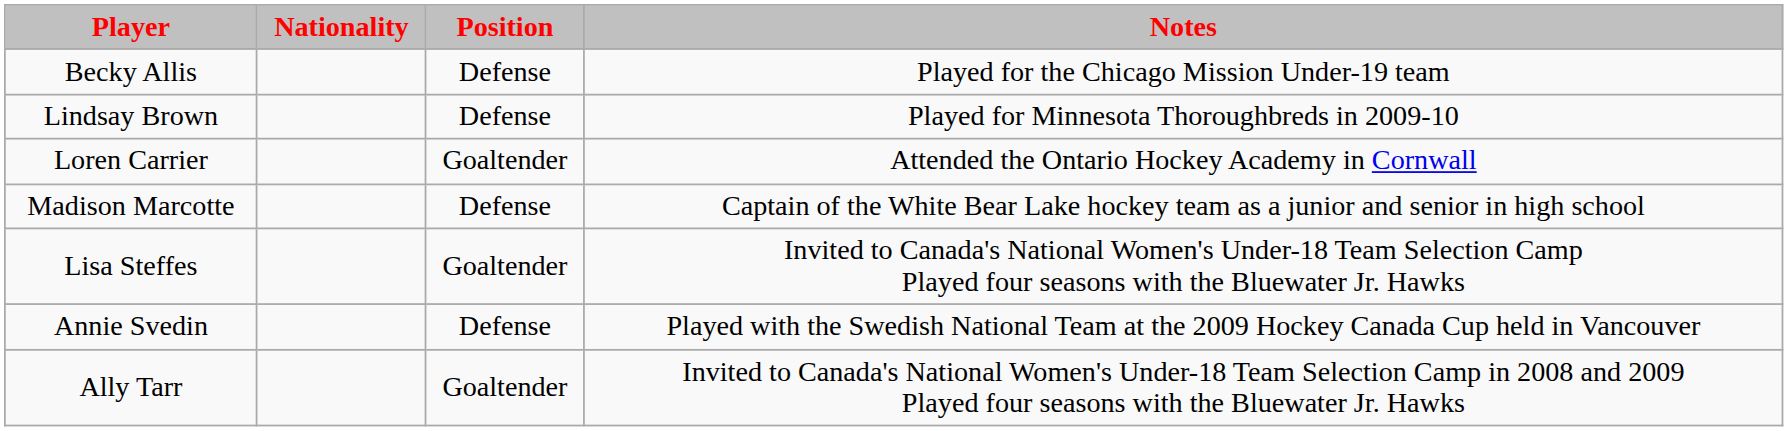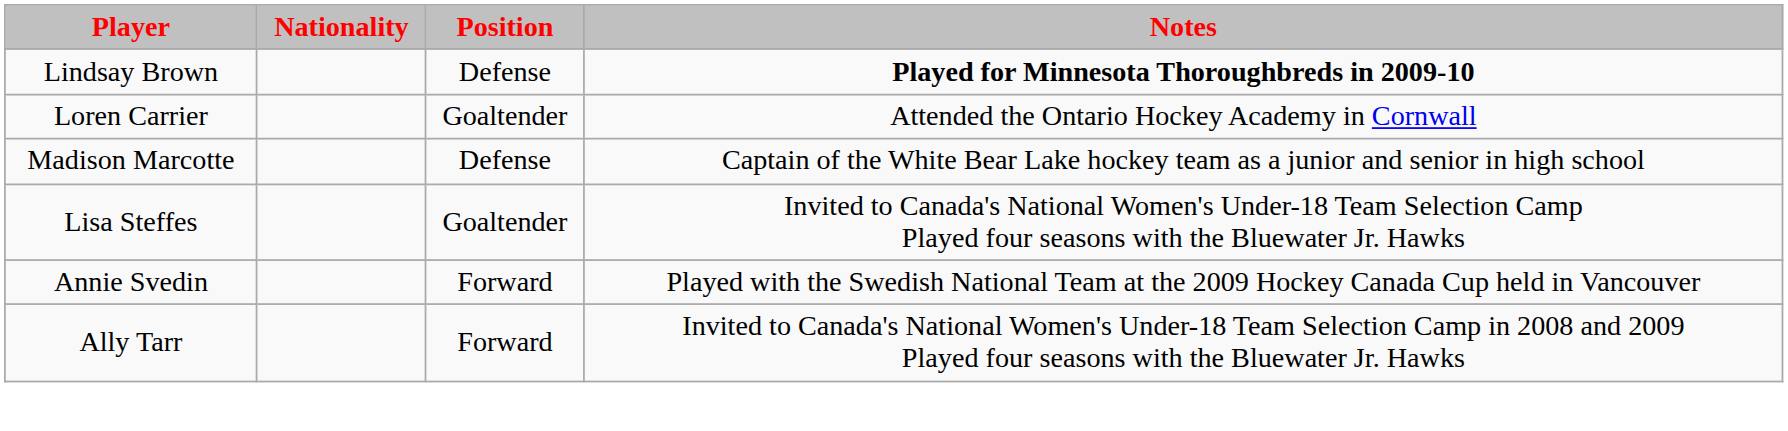- row: (131, 71)
(1183, 116) normal -> (1183, 71) bold
(505, 326) Defense -> (505, 281) Forward
(505, 386) Goaltender -> (505, 342) Forward
